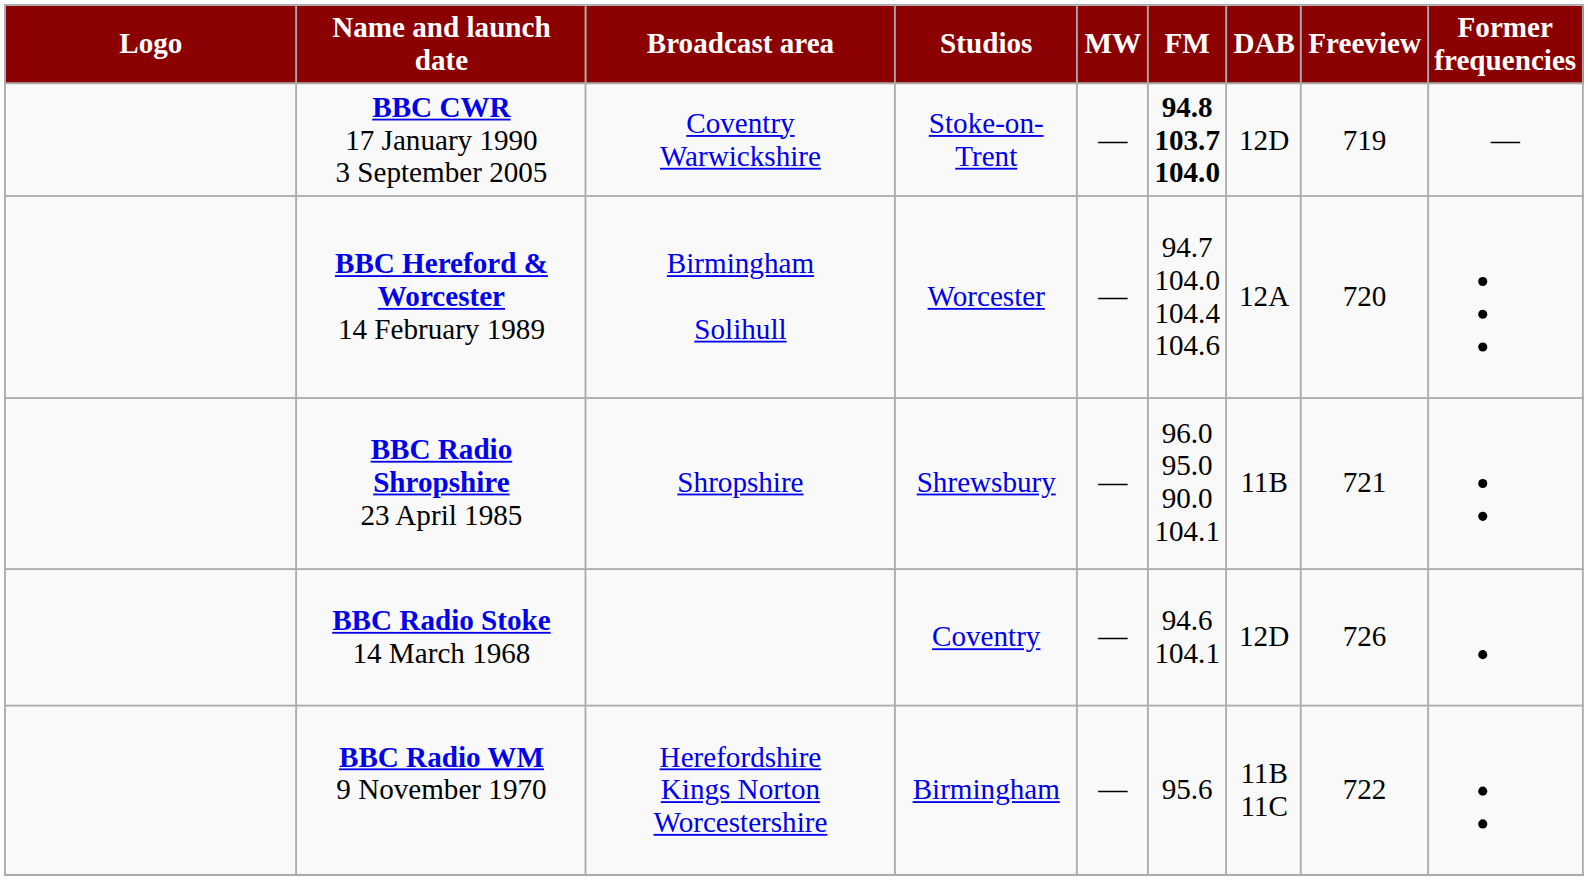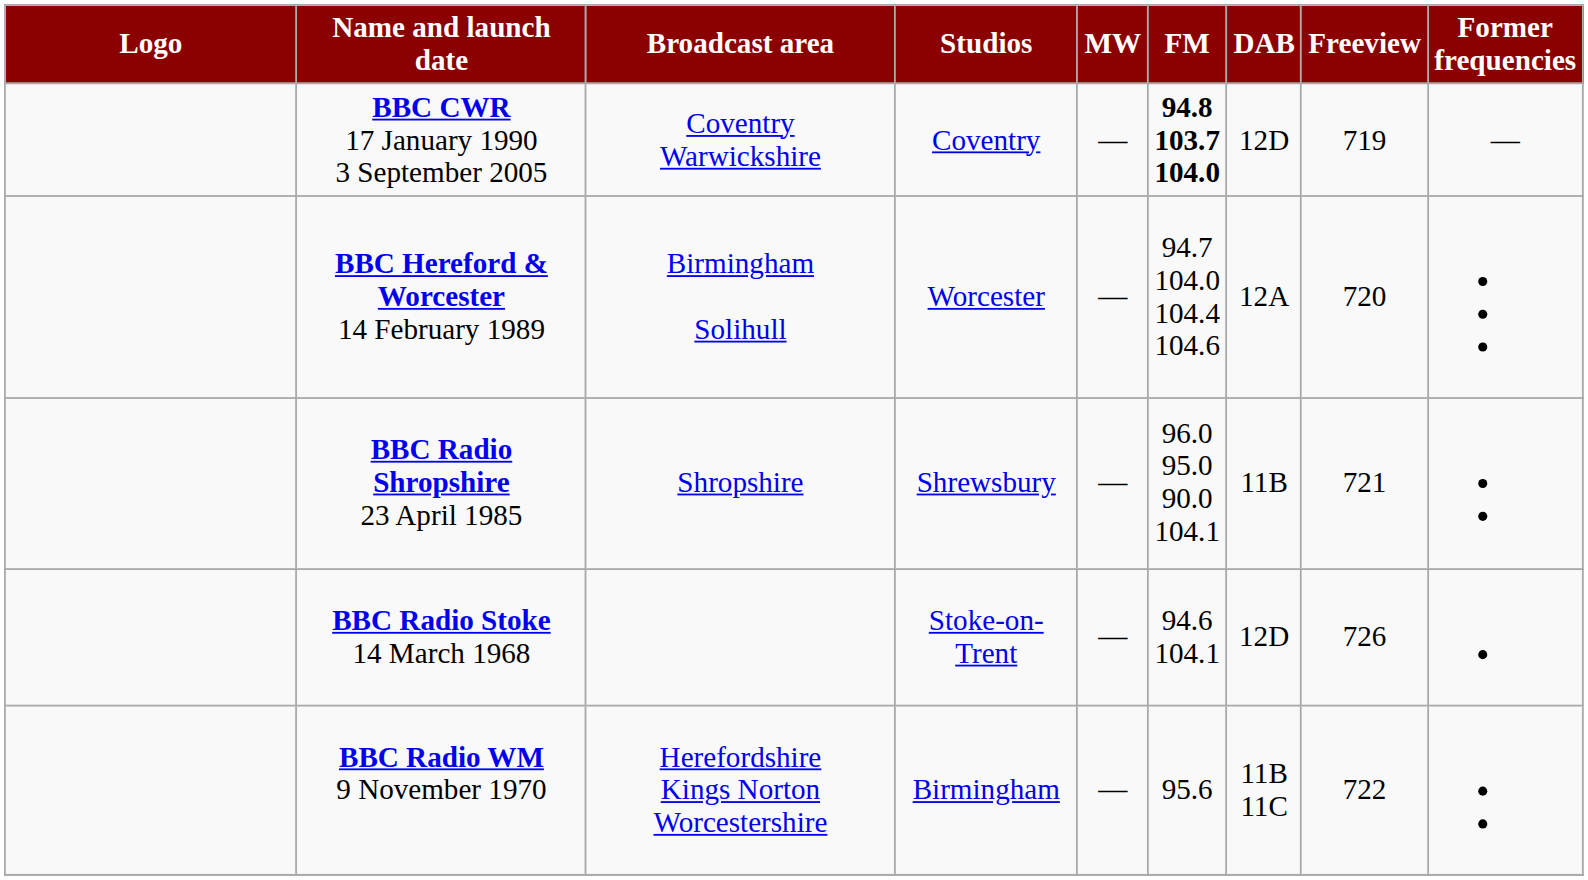(986, 139) Stoke-on-Trent -> (986, 139) Coventry
(986, 636) Coventry -> (986, 636) Stoke-on-Trent
